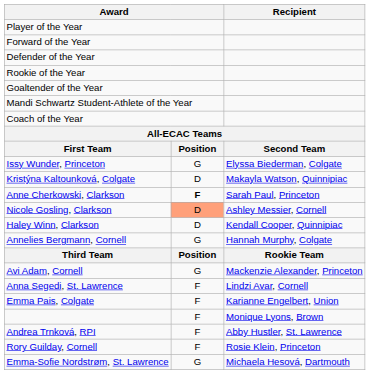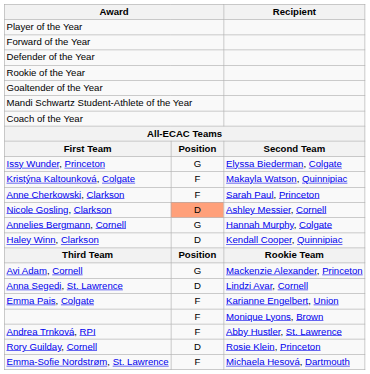(197, 179) D -> (197, 179) F
(197, 194) bold -> (197, 194) normal
rows swapped: (53, 225) <-> (66, 240)
(197, 286) F -> (197, 286) D
(197, 347) F -> (197, 347) D
(197, 362) G -> (197, 362) F
